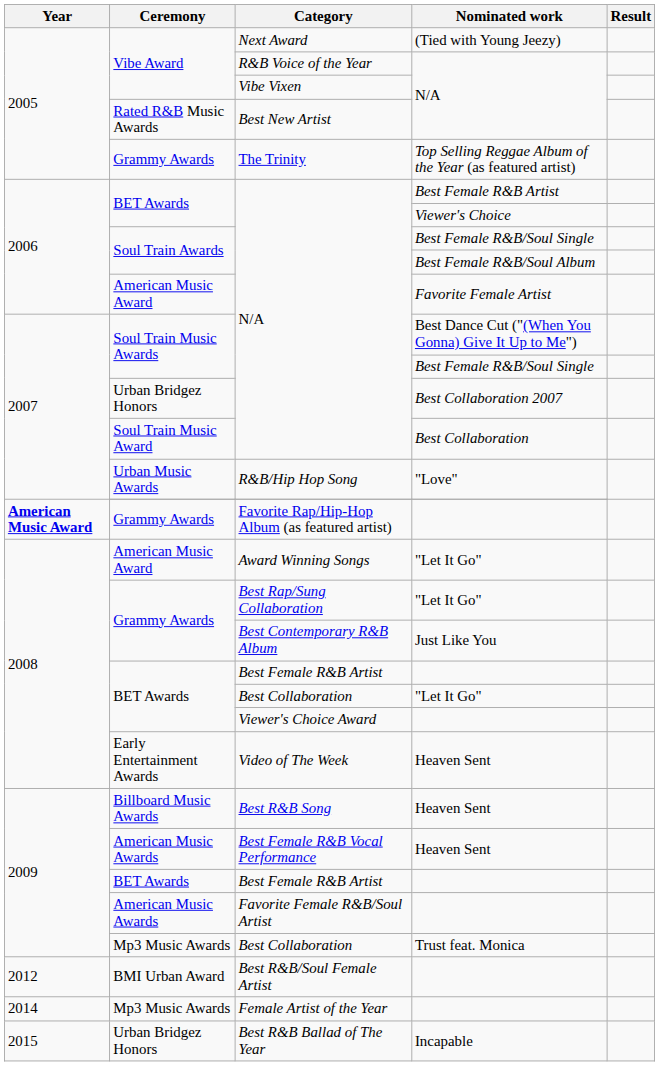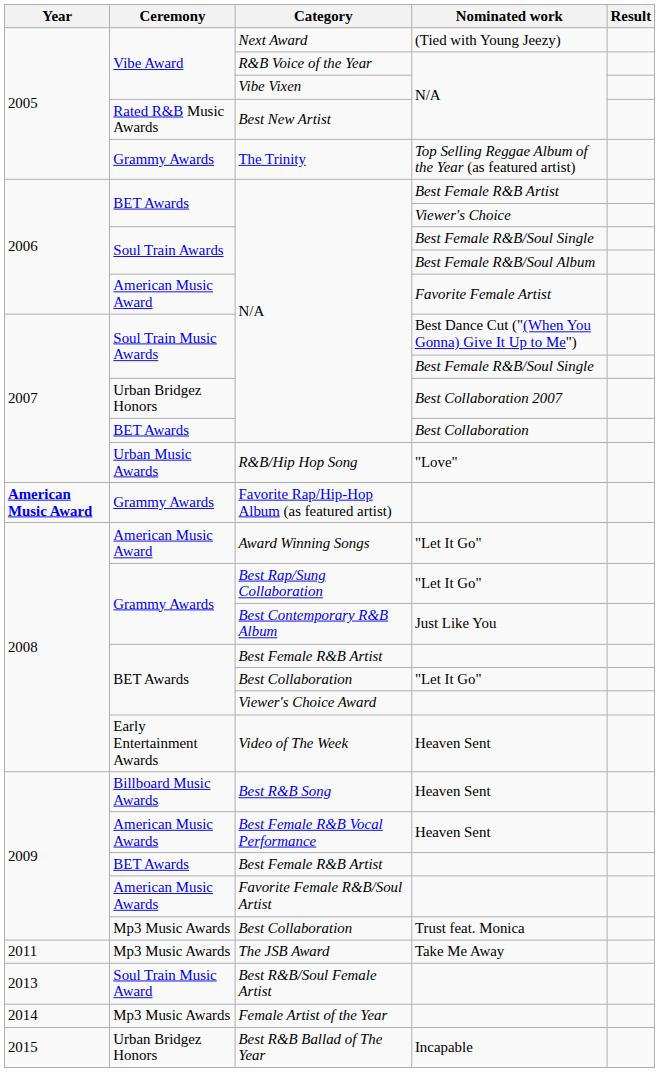(165, 438) Soul Train Music Award -> (151, 430) BET Awards
+ row: (284, 951)
(23, 976) 2012 -> (23, 983) 2013
(169, 976) BMI Urban Award -> (165, 983) Soul Train Music Award
